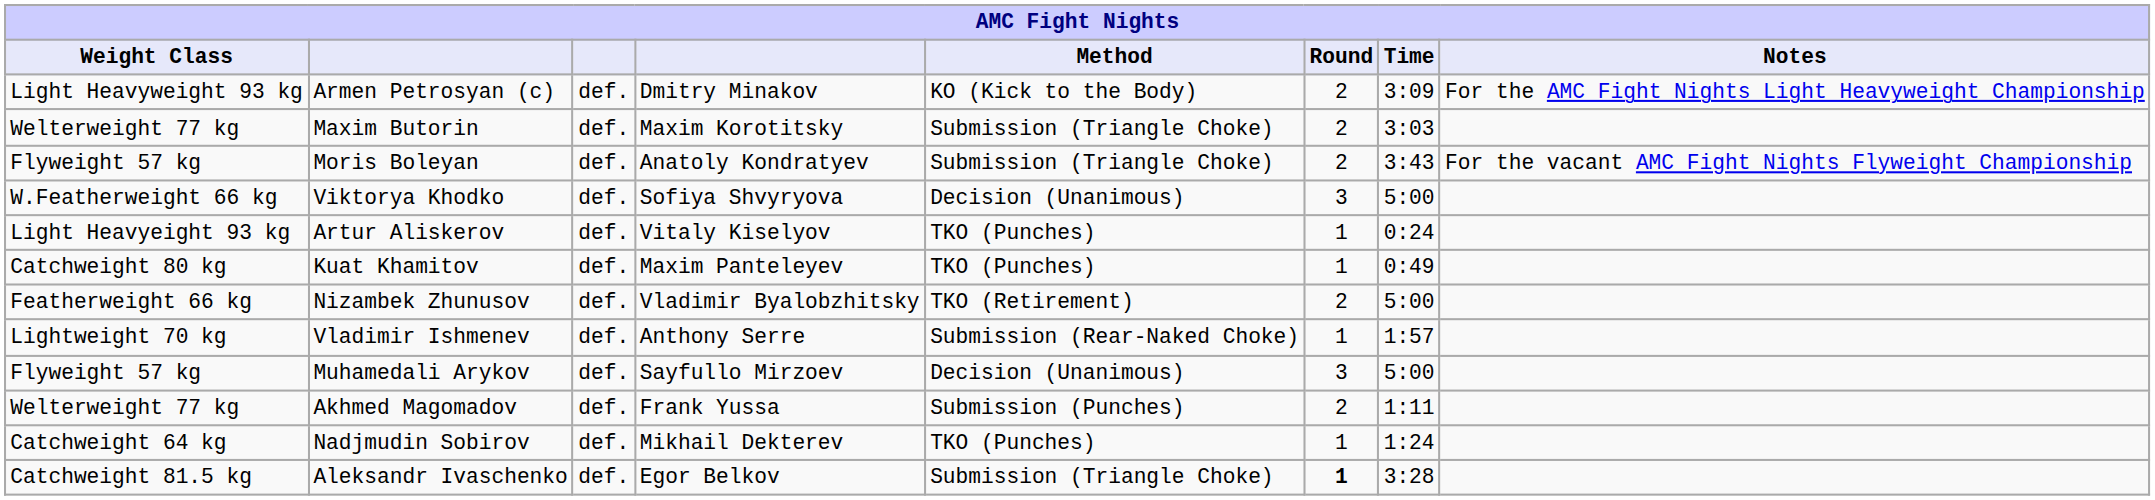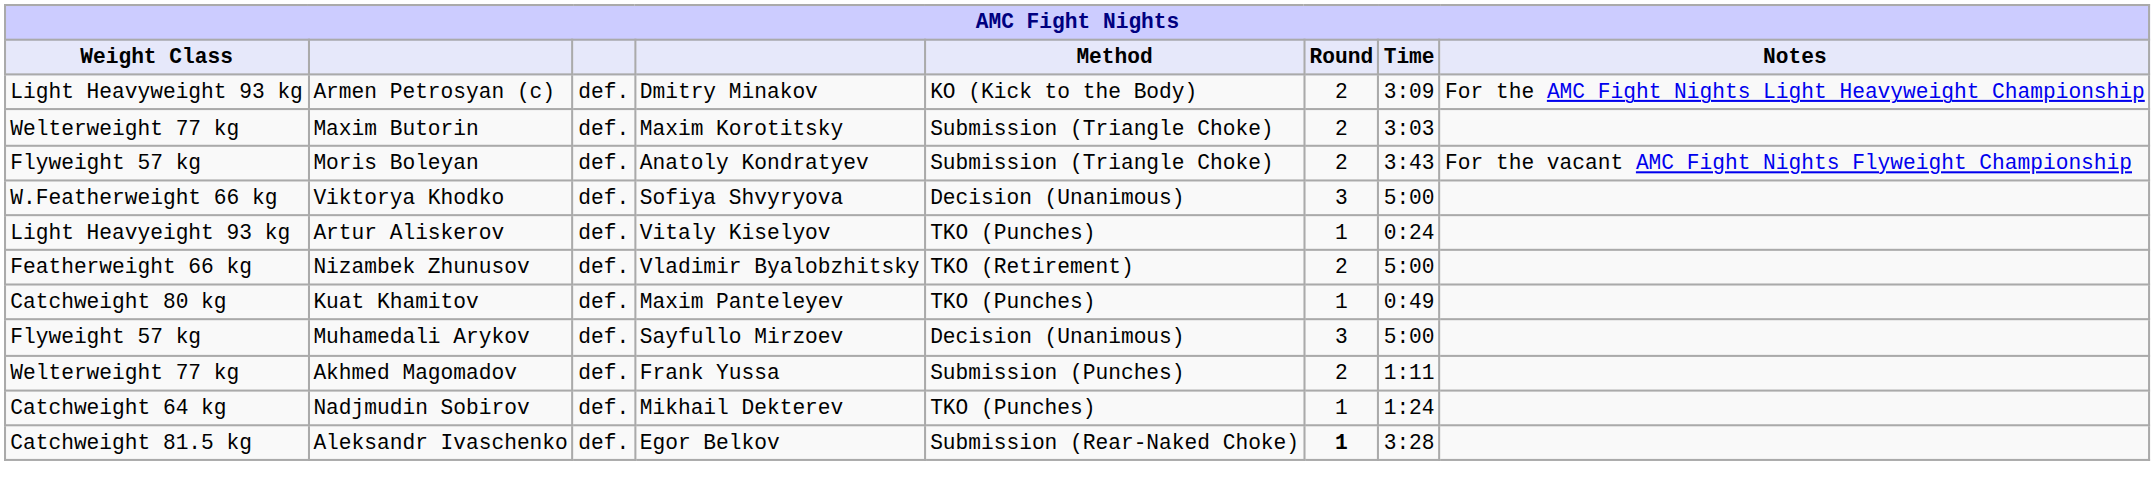rows swapped: (396, 268) <-> (422, 303)
- row: (422, 338)
(1102, 478) Submission (Triangle Choke) -> (1115, 443) Submission (Rear-Naked Choke)
